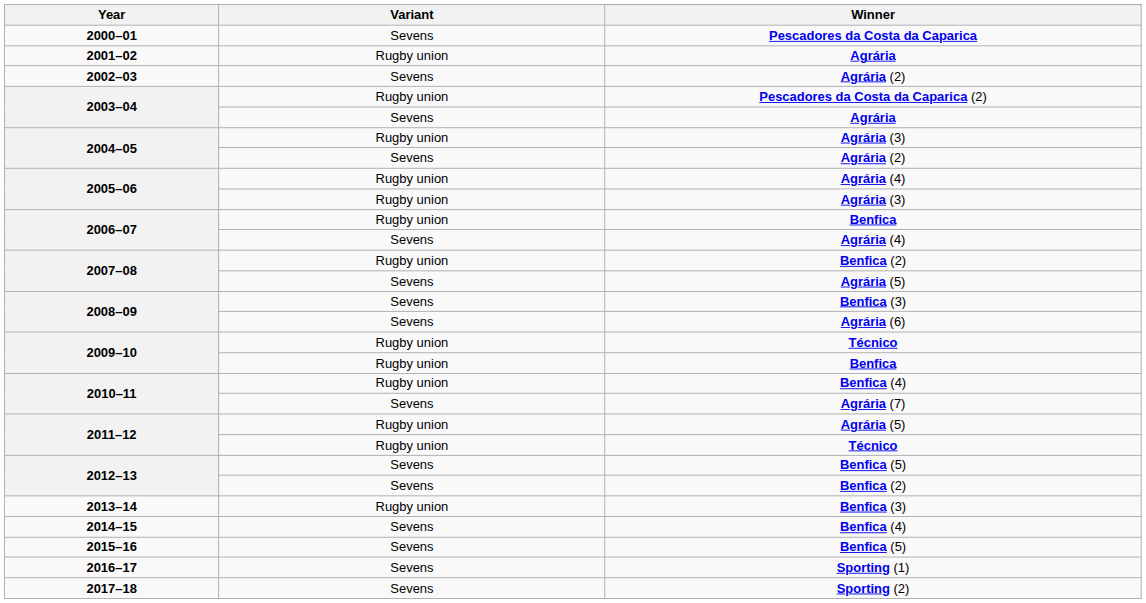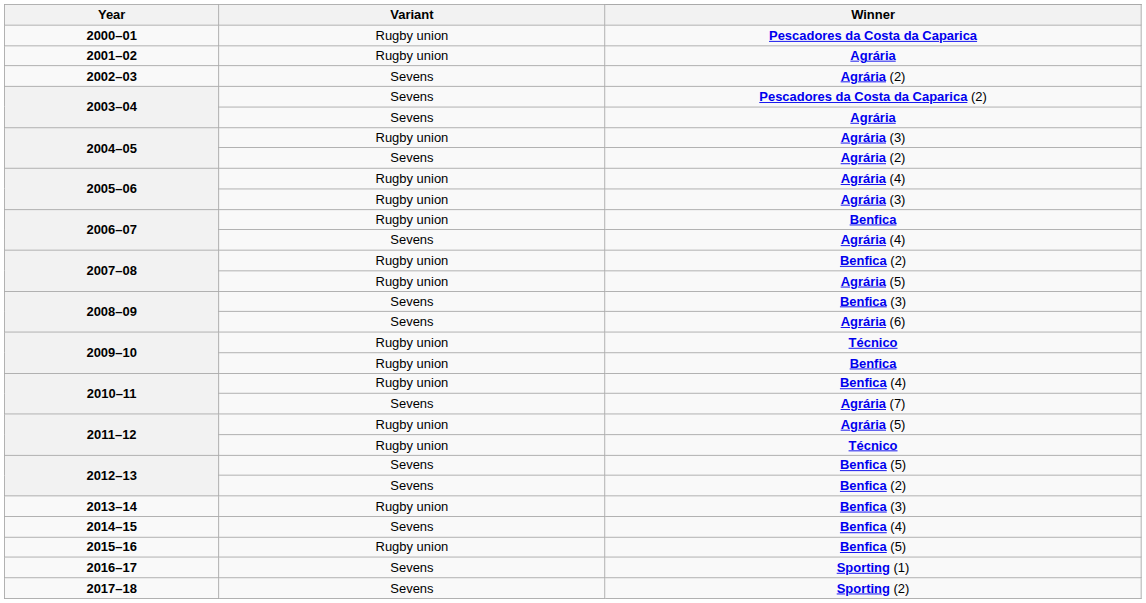(412, 36) Sevens -> (412, 36) Rugby union
(412, 97) Rugby union -> (412, 97) Sevens
(412, 281) Sevens -> (412, 281) Rugby union
(412, 547) Sevens -> (412, 547) Rugby union
